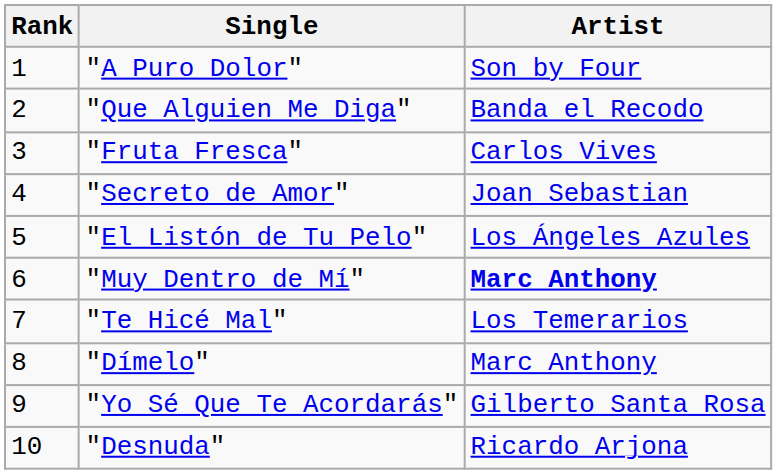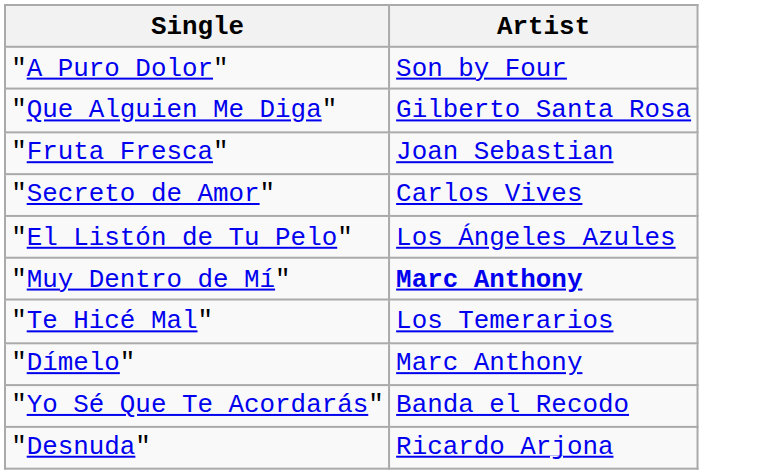- column: (42, 26)
(587, 110) Banda el Recodo -> (544, 110) Gilberto Santa Rosa
(564, 153) Carlos Vives -> (505, 153) Joan Sebastian
(579, 195) Joan Sebastian -> (489, 195) Carlos Vives
(618, 406) Gilberto Santa Rosa -> (513, 406) Banda el Recodo
